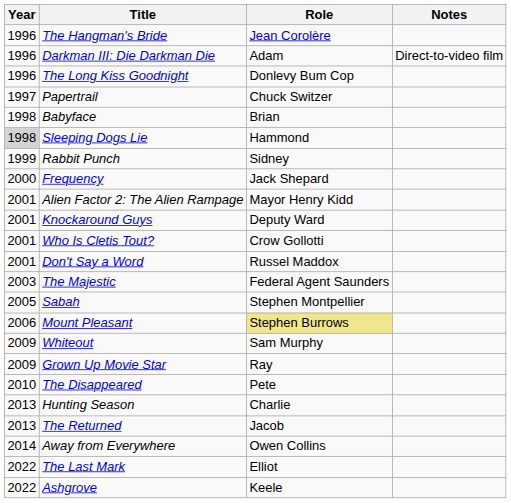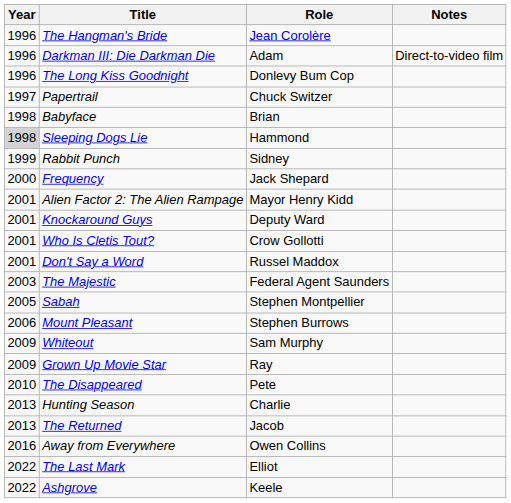(299, 323) khaki background -> (299, 323) no background
(22, 446) 2014 -> (22, 446) 2016
